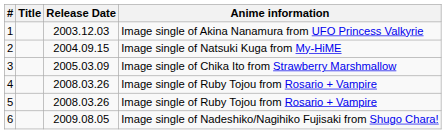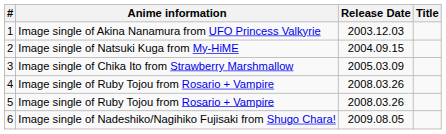columns swapped: (30, 13) <-> (280, 13)
